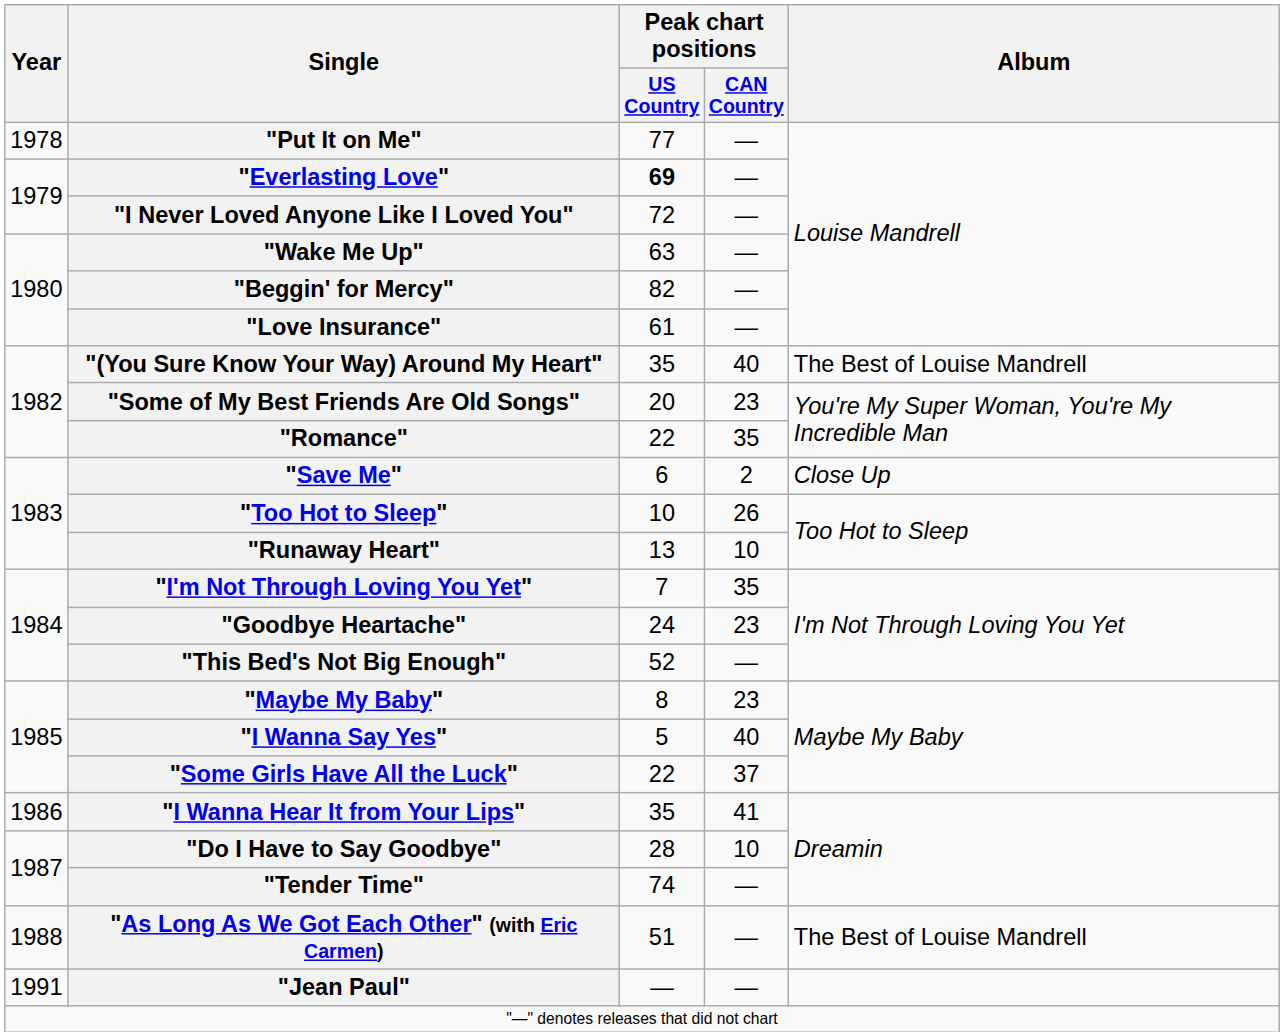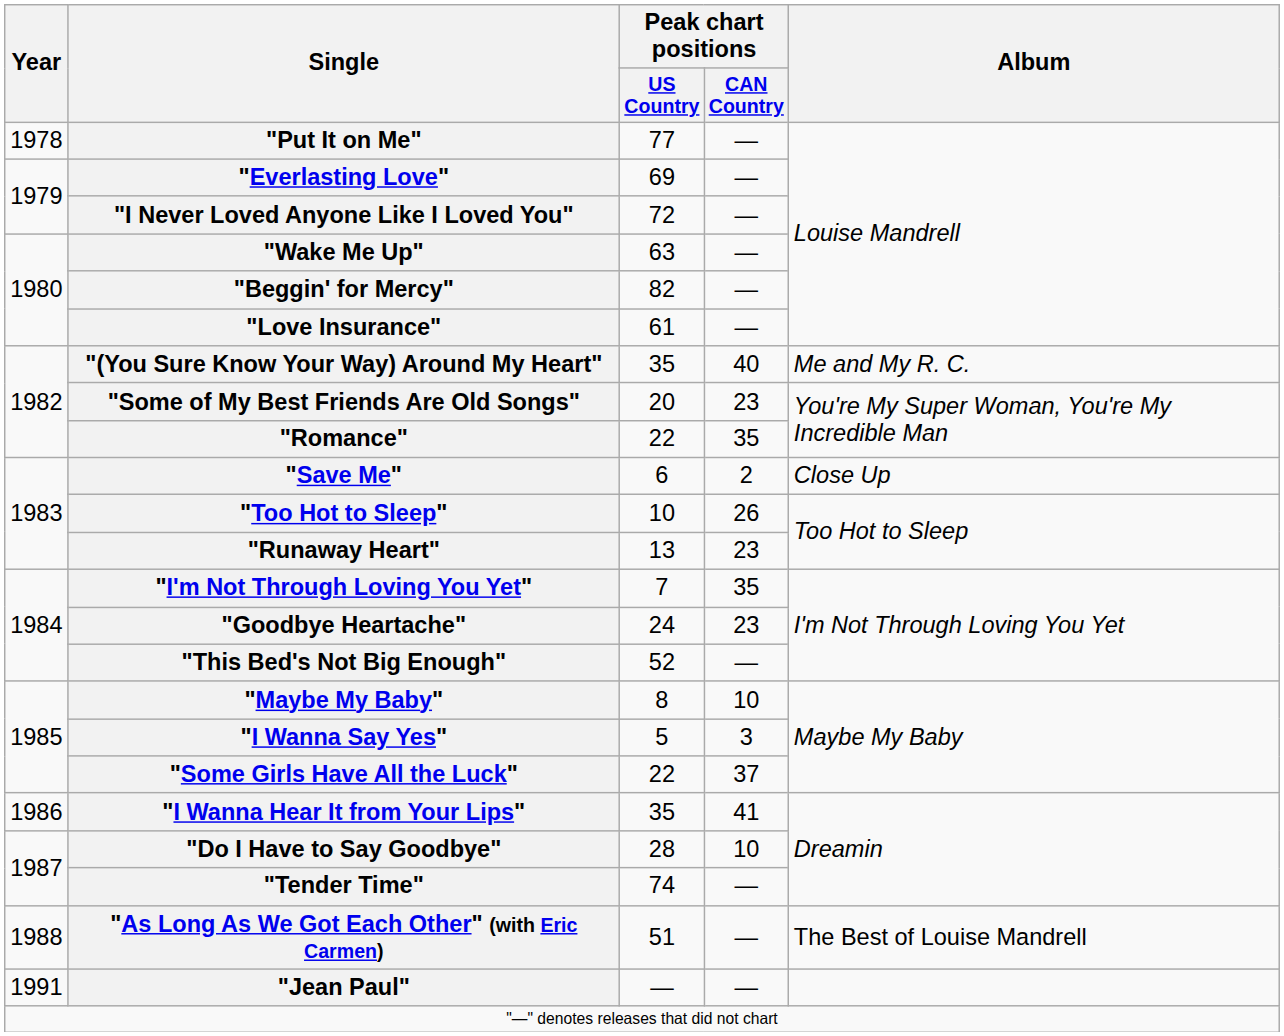(662, 177) bold -> (662, 177) normal
(940, 364) The Best of Louise Mandrell -> (882, 364) Me and My R. C.
(746, 550) 10 -> (746, 550) 23
(746, 699) 23 -> (746, 699) 10
(746, 737) 40 -> (746, 737) 3
